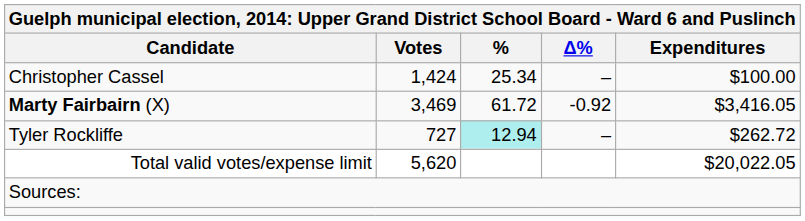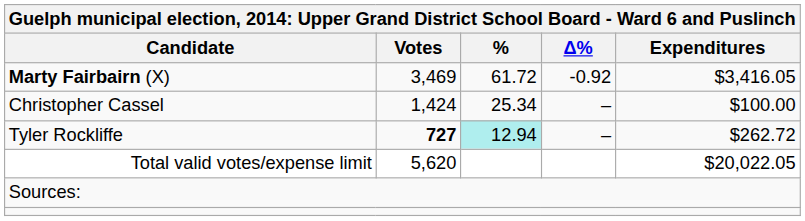rows swapped: (89, 105) <-> (86, 76)
(441, 134) normal -> (441, 134) bold
